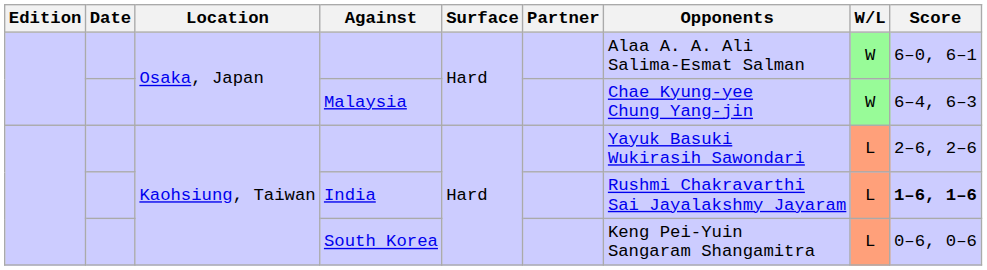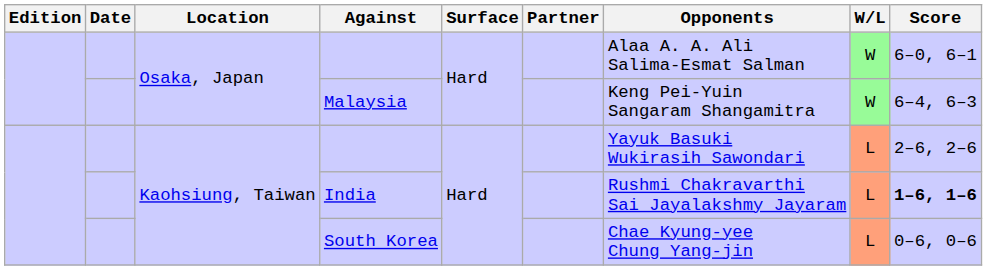(680, 102) Chae Kyung-yee Chung Yang-jin -> (712, 102) Keng Pei-Yuin Sangaram Shangamitra
(712, 242) Keng Pei-Yuin Sangaram Shangamitra -> (680, 242) Chae Kyung-yee Chung Yang-jin
